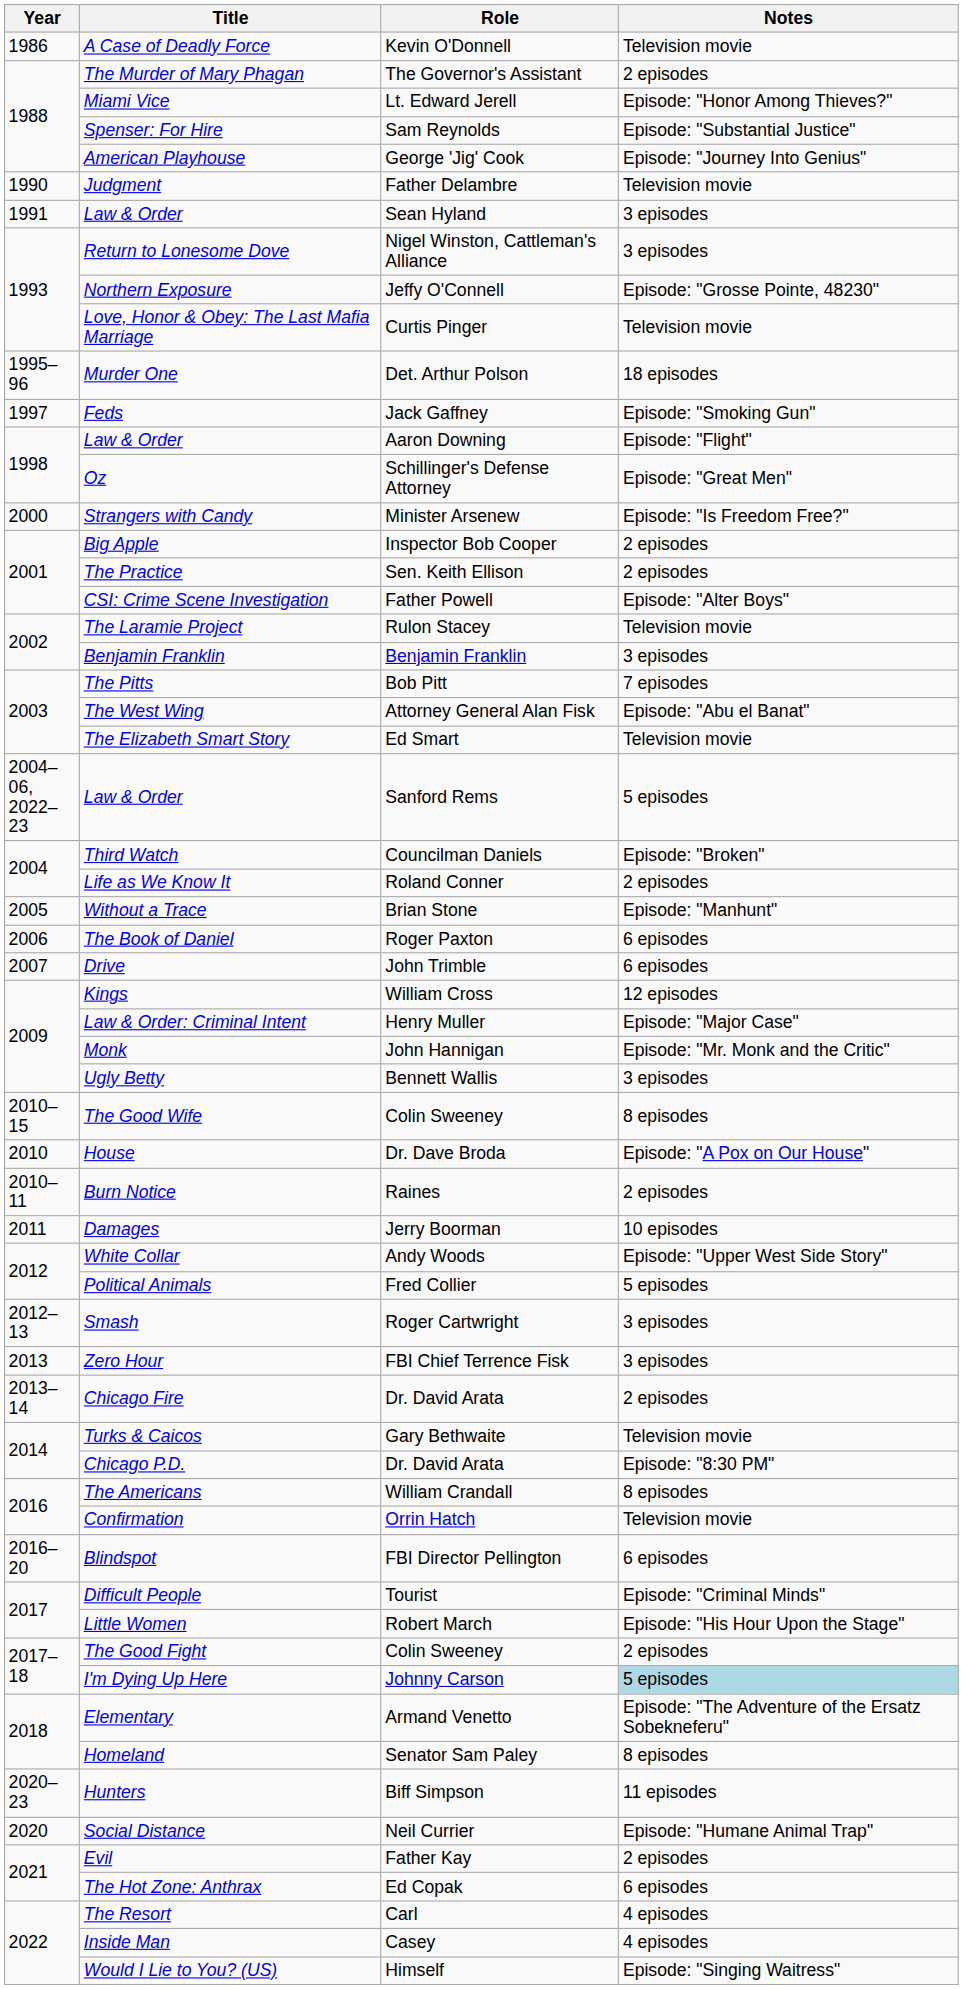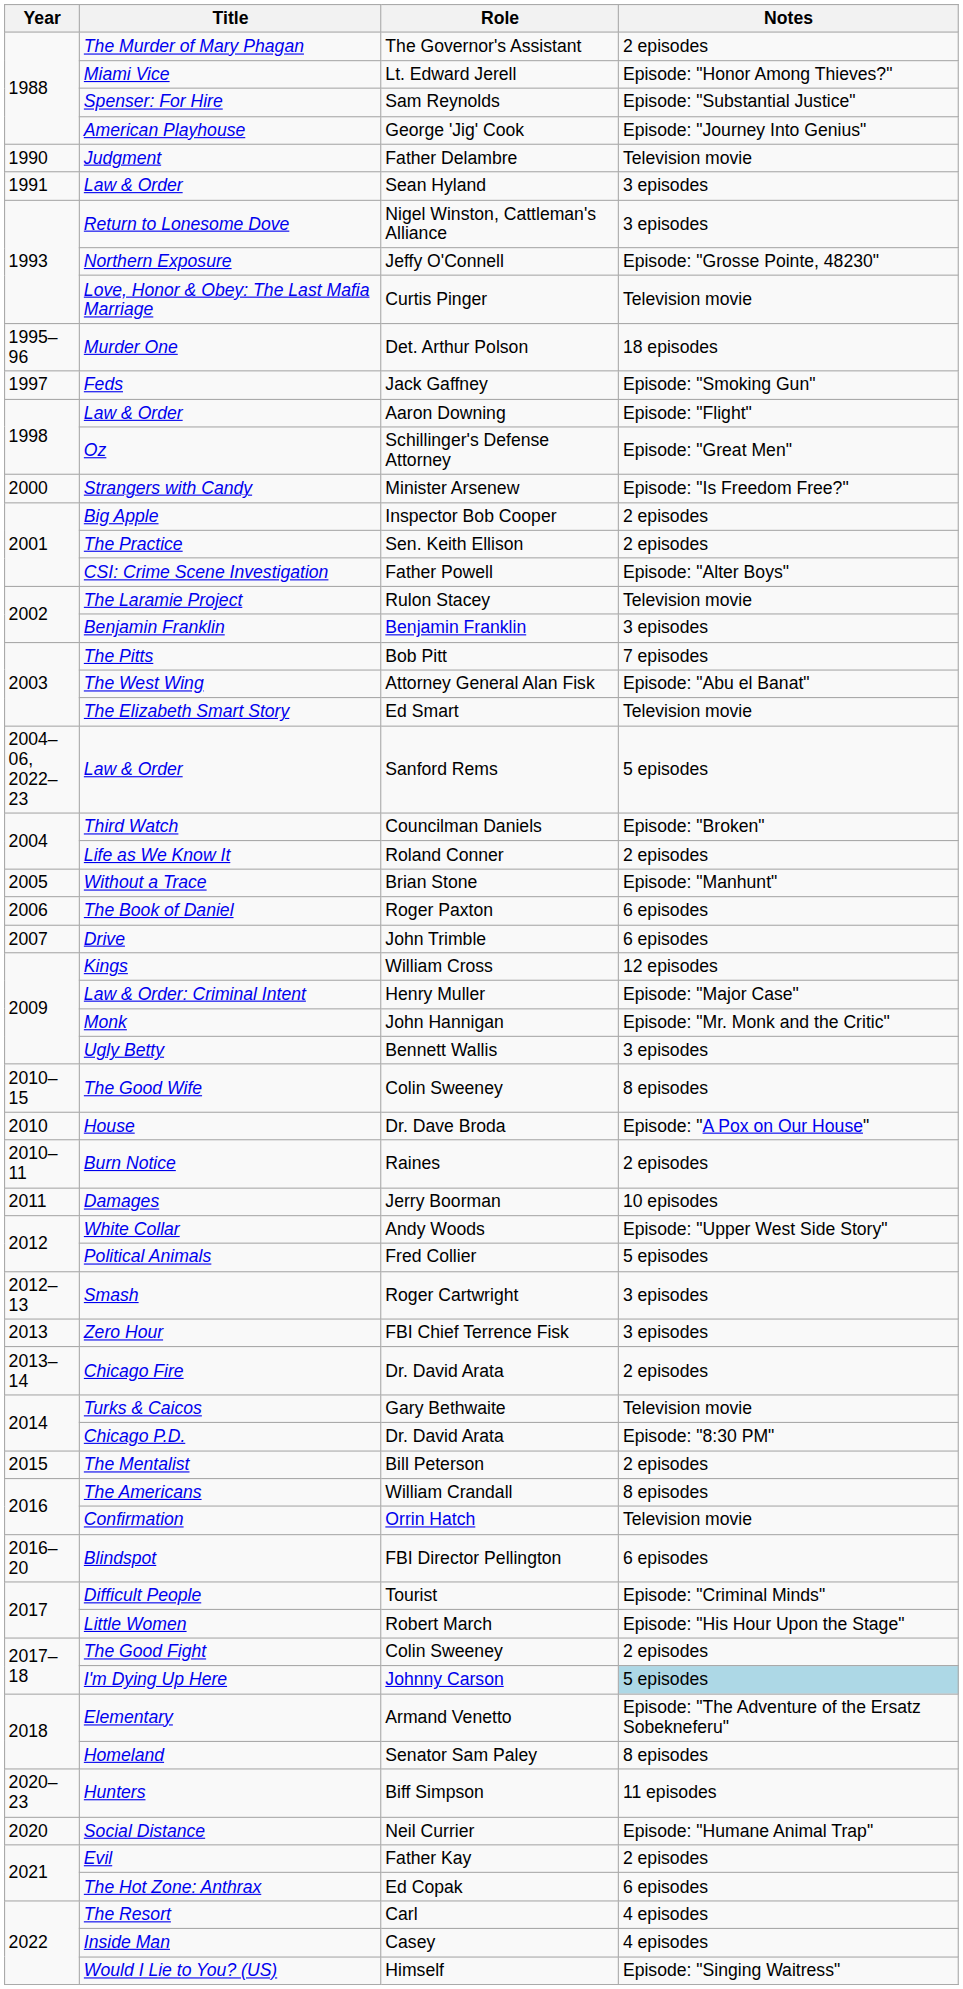- row: (177, 46)
+ row: (137, 1464)
